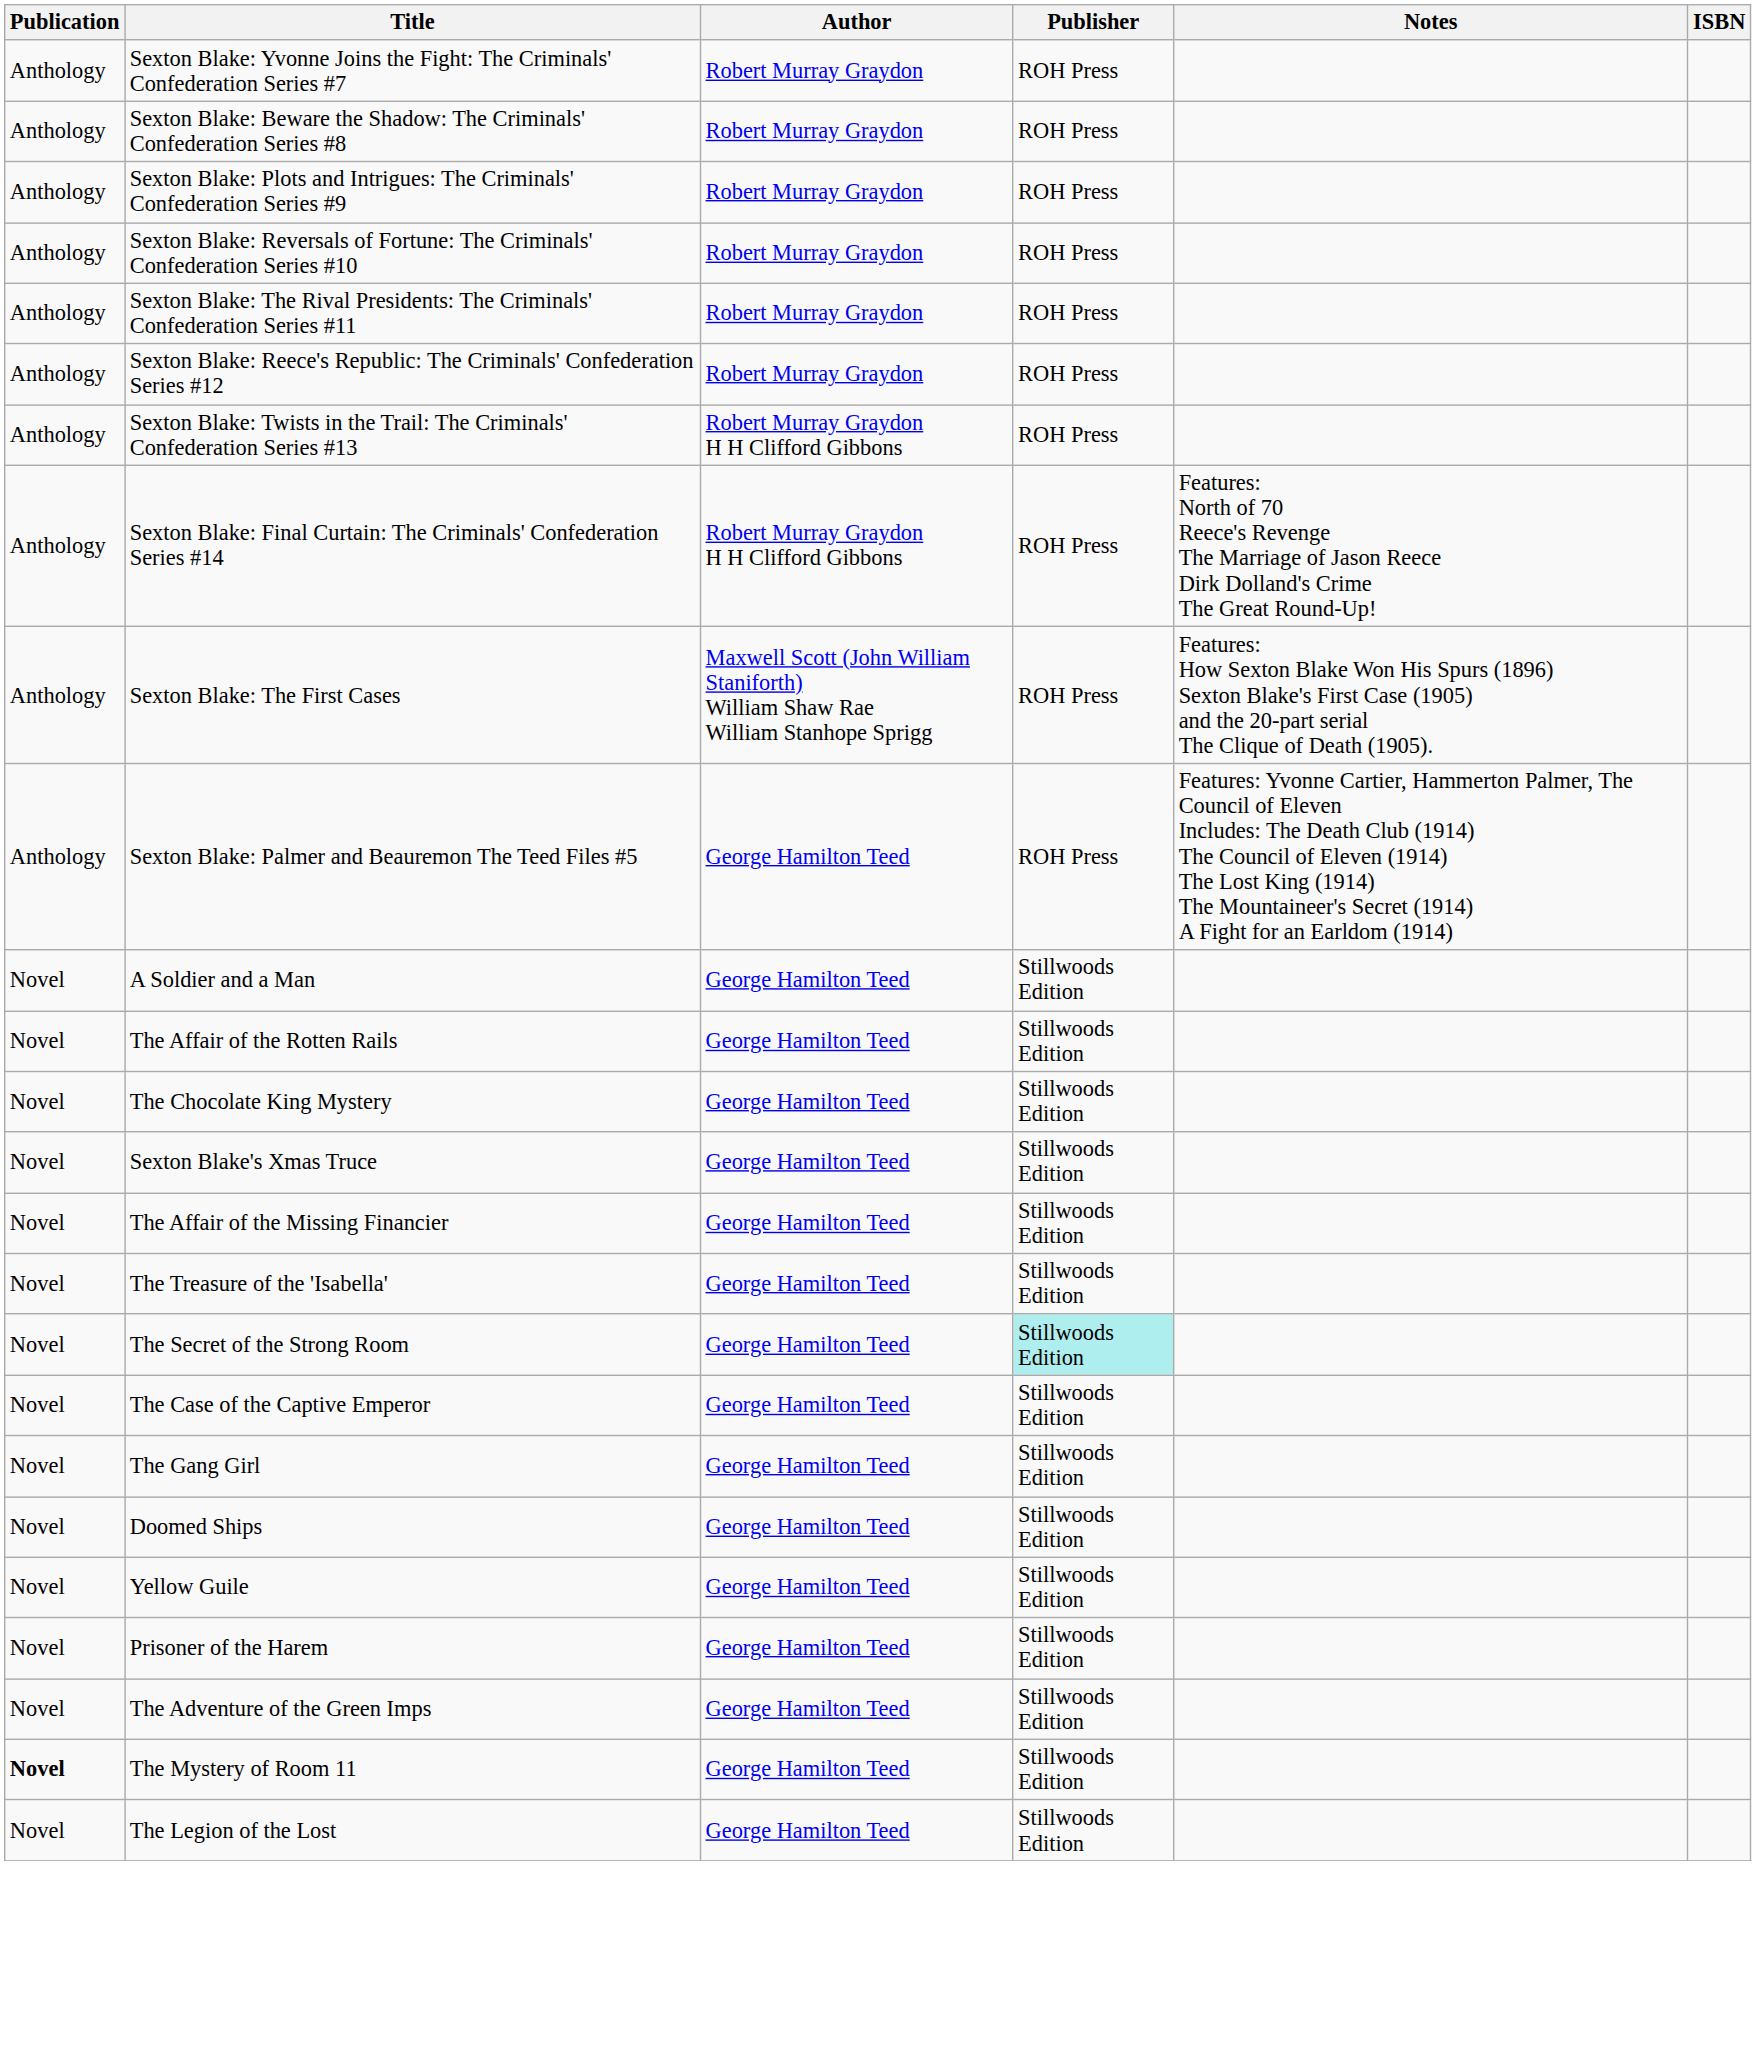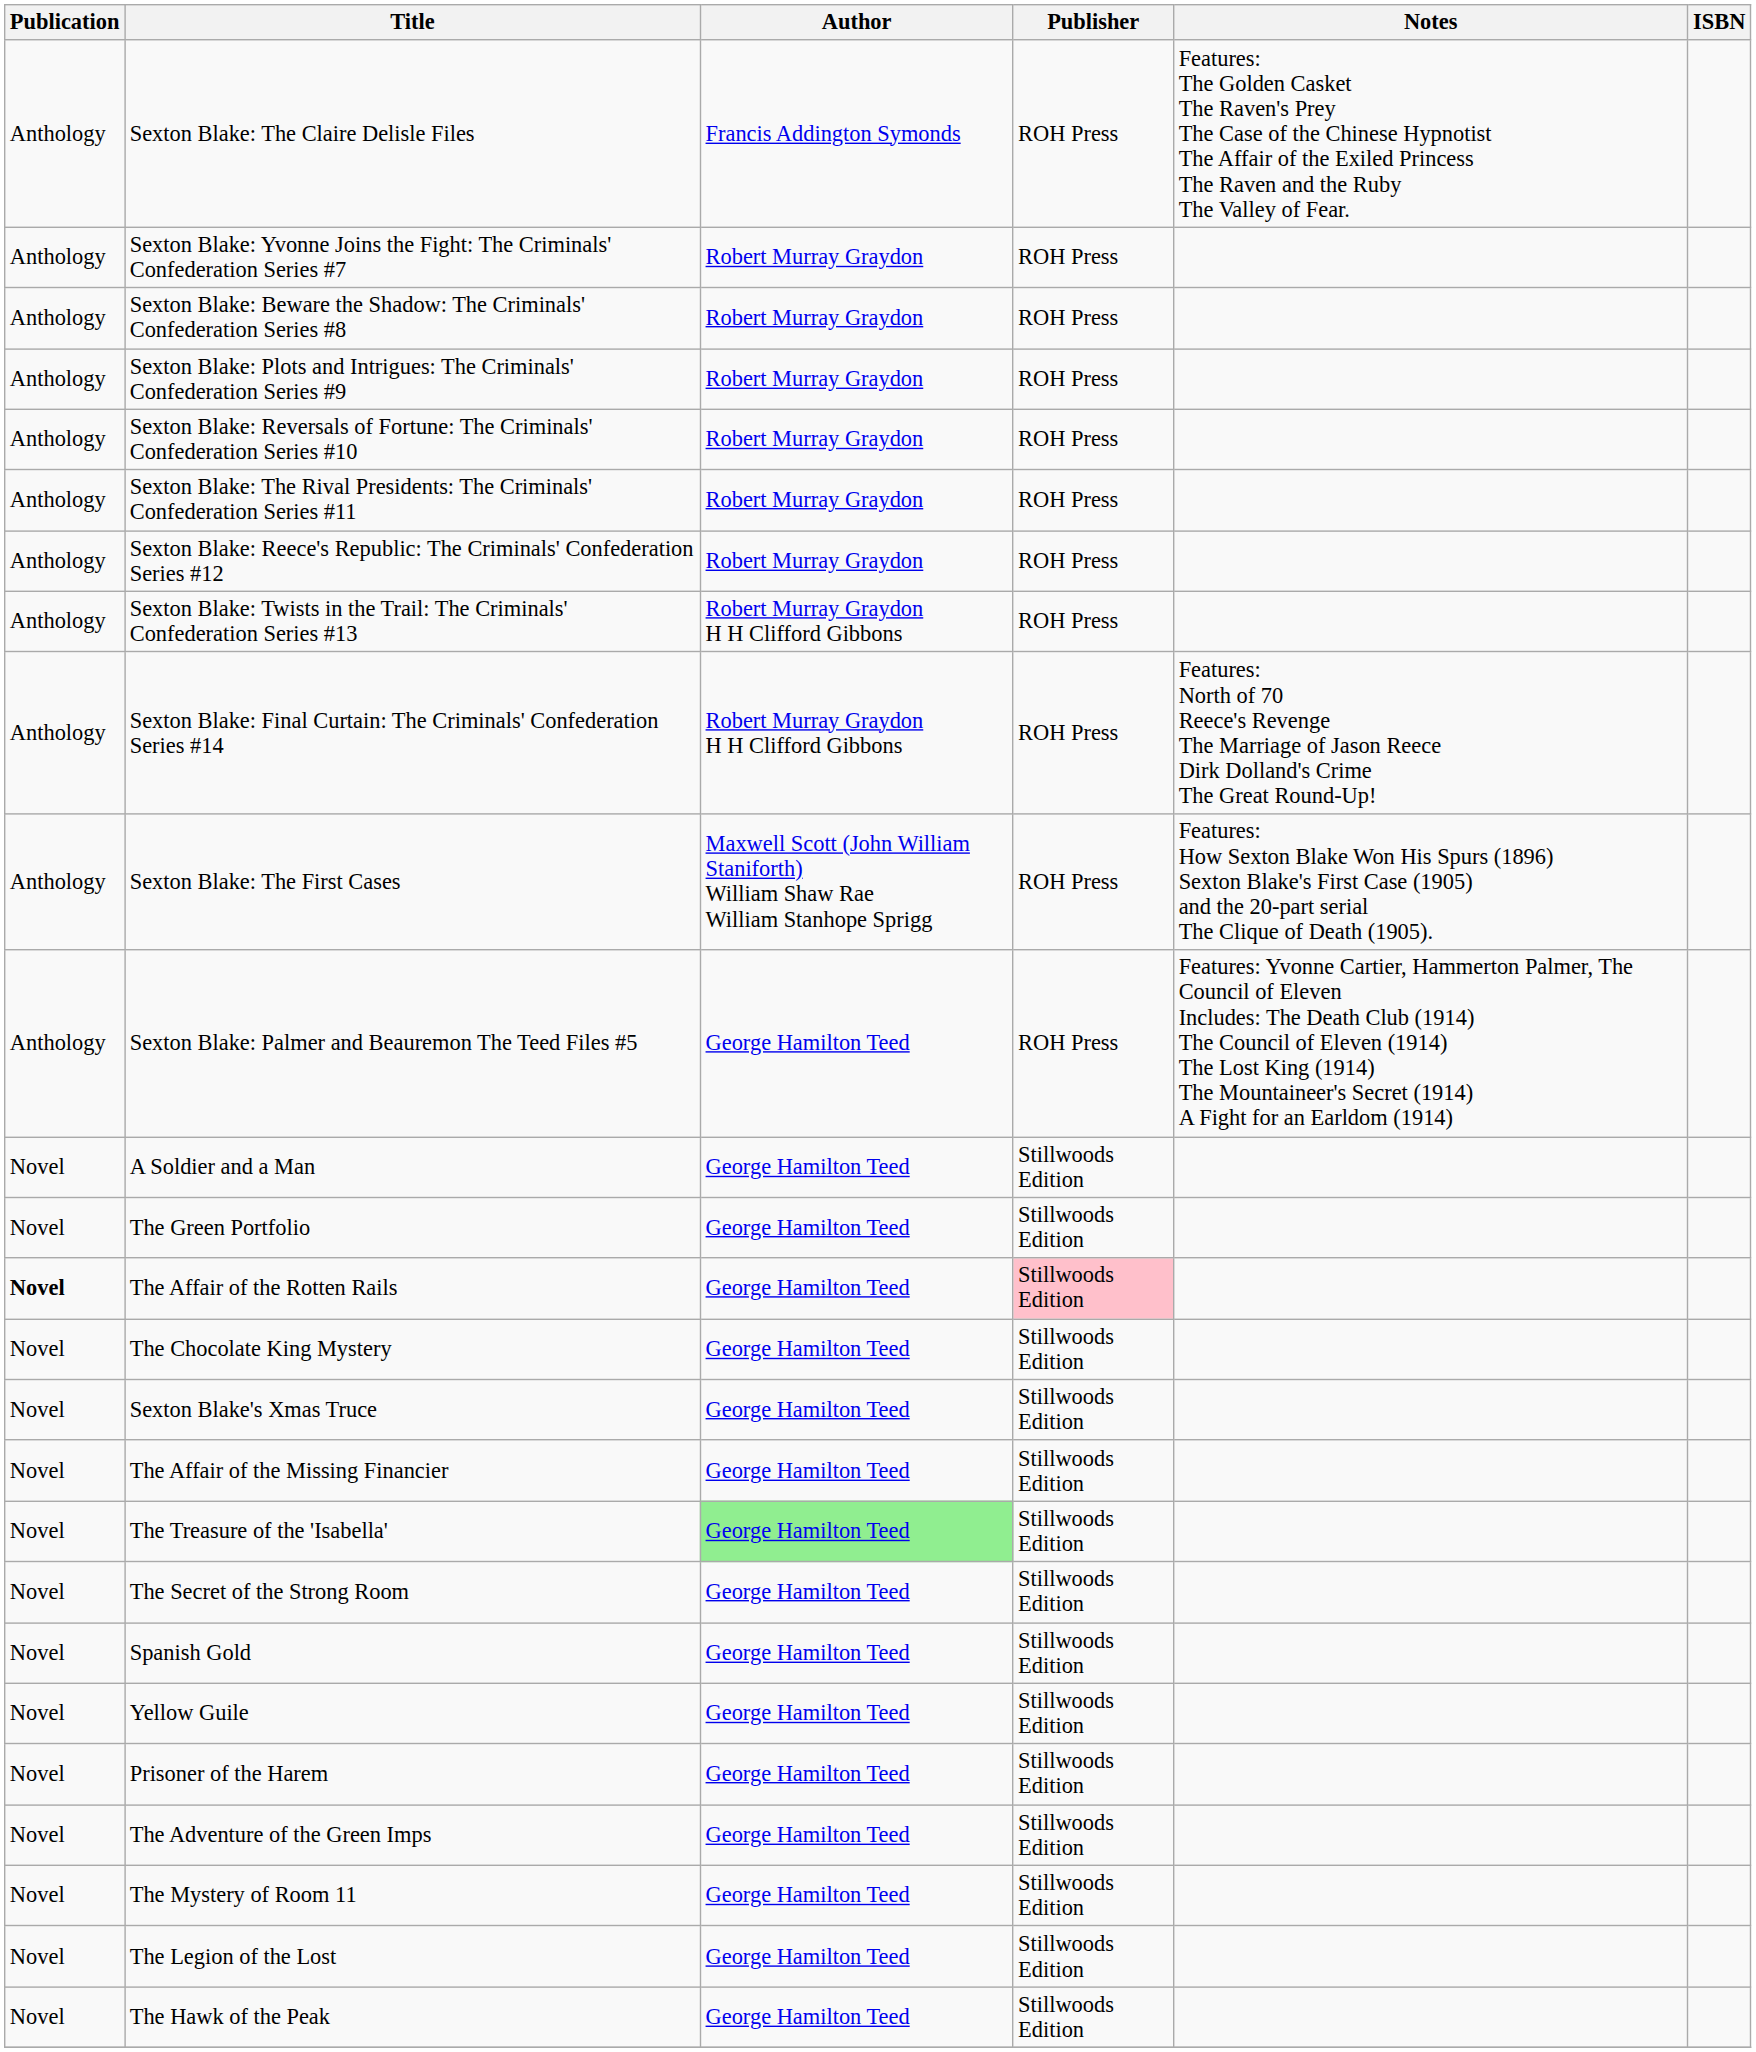+ row: (302, 133)
+ row: (220, 1227)
(37, 1040) normal -> (37, 1288) bold
(1066, 1040) no background -> (1066, 1288) pink background
(808, 1283) no background -> (808, 1531) lightgreen background
(1066, 1344) paleturquoise background -> (1066, 1591) no background
- row: (280, 1405)
- row: (195, 1465)
+ row: (190, 1652)
- row: (196, 1526)
(37, 1769) bold -> (37, 1895) normal
+ row: (230, 2016)
